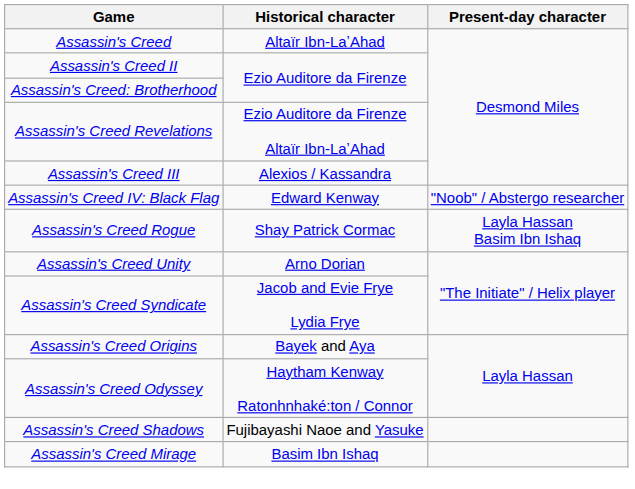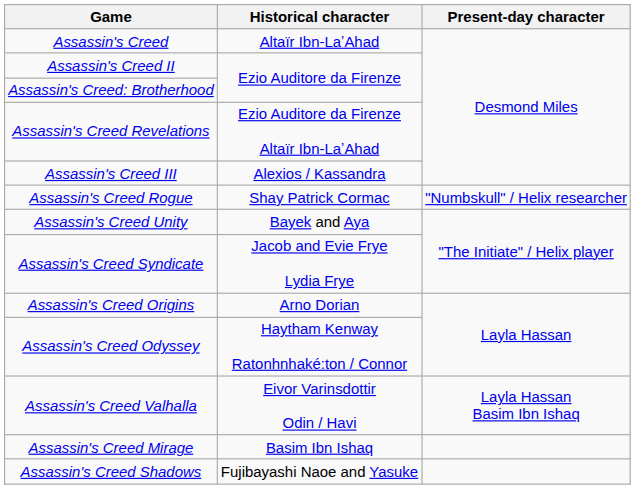- row: (114, 197)
(527, 230) Layla Hassan Basim Ibn Ishaq -> (526, 197) "Numbskull" / Helix researcher
(325, 263) Arno Dorian -> (319, 222) Bayek and Aya
(325, 347) Bayek and Aya -> (319, 305) Arno Dorian
+ row: (111, 406)
rows swapped: (114, 454) <-> (114, 430)
